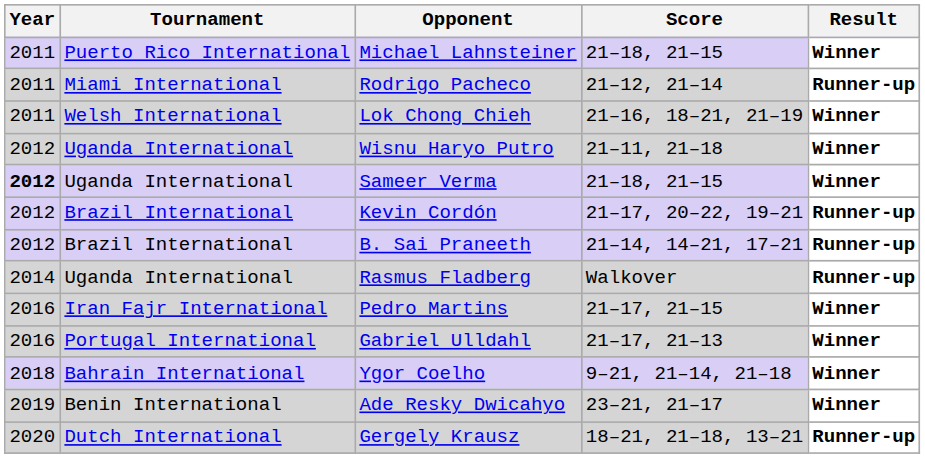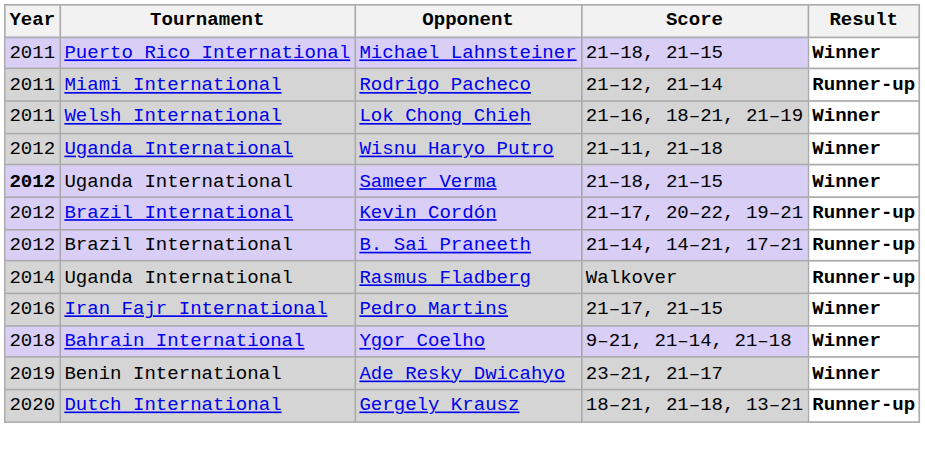- row: (445, 341)
